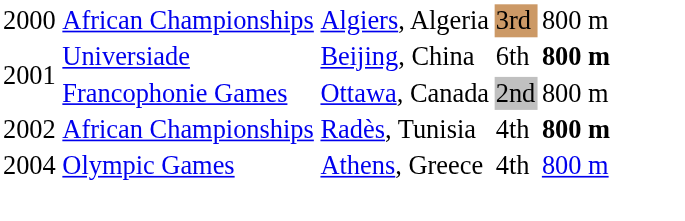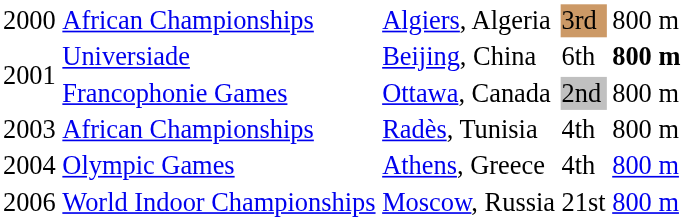(29, 129) 2002 -> (29, 129) 2003
(576, 129) bold -> (646, 129) normal
+ row: (219, 201)
